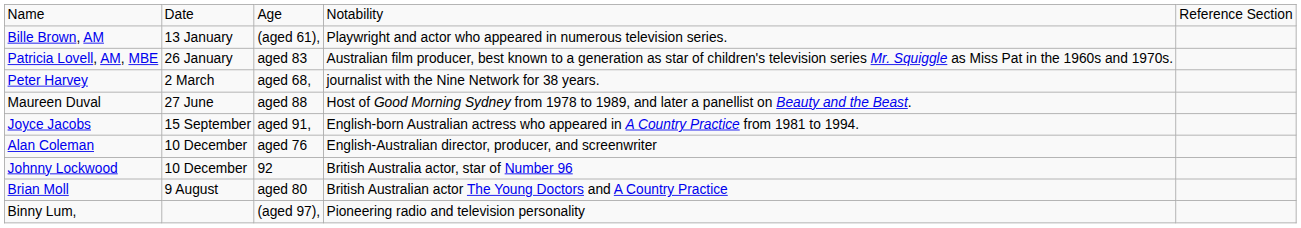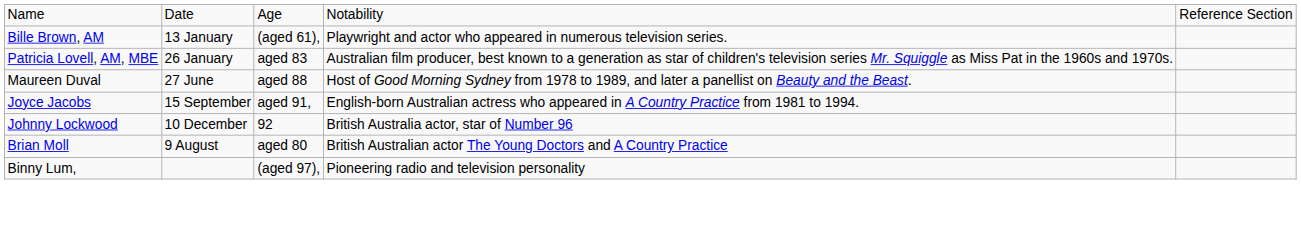- row: (48, 80)
- row: (51, 146)
